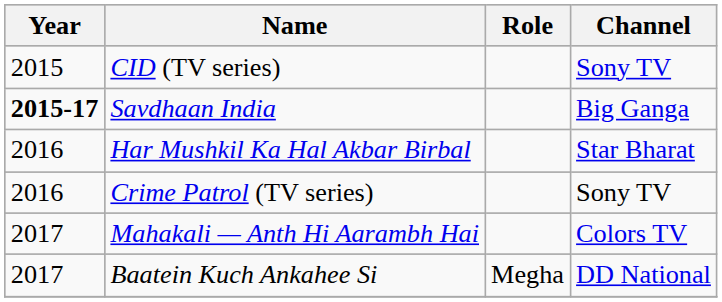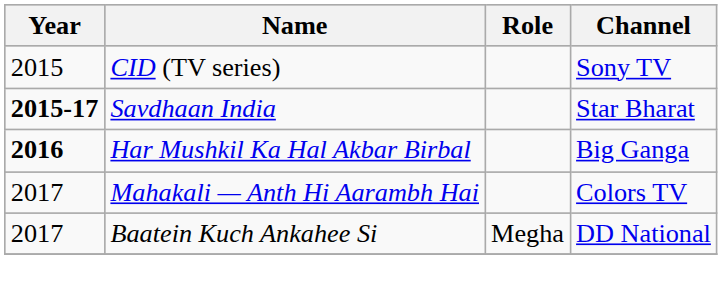(633, 108) Big Ganga -> (635, 108) Star Bharat
(37, 150) normal -> (37, 150) bold
(635, 150) Star Bharat -> (633, 150) Big Ganga
- row: (242, 191)
